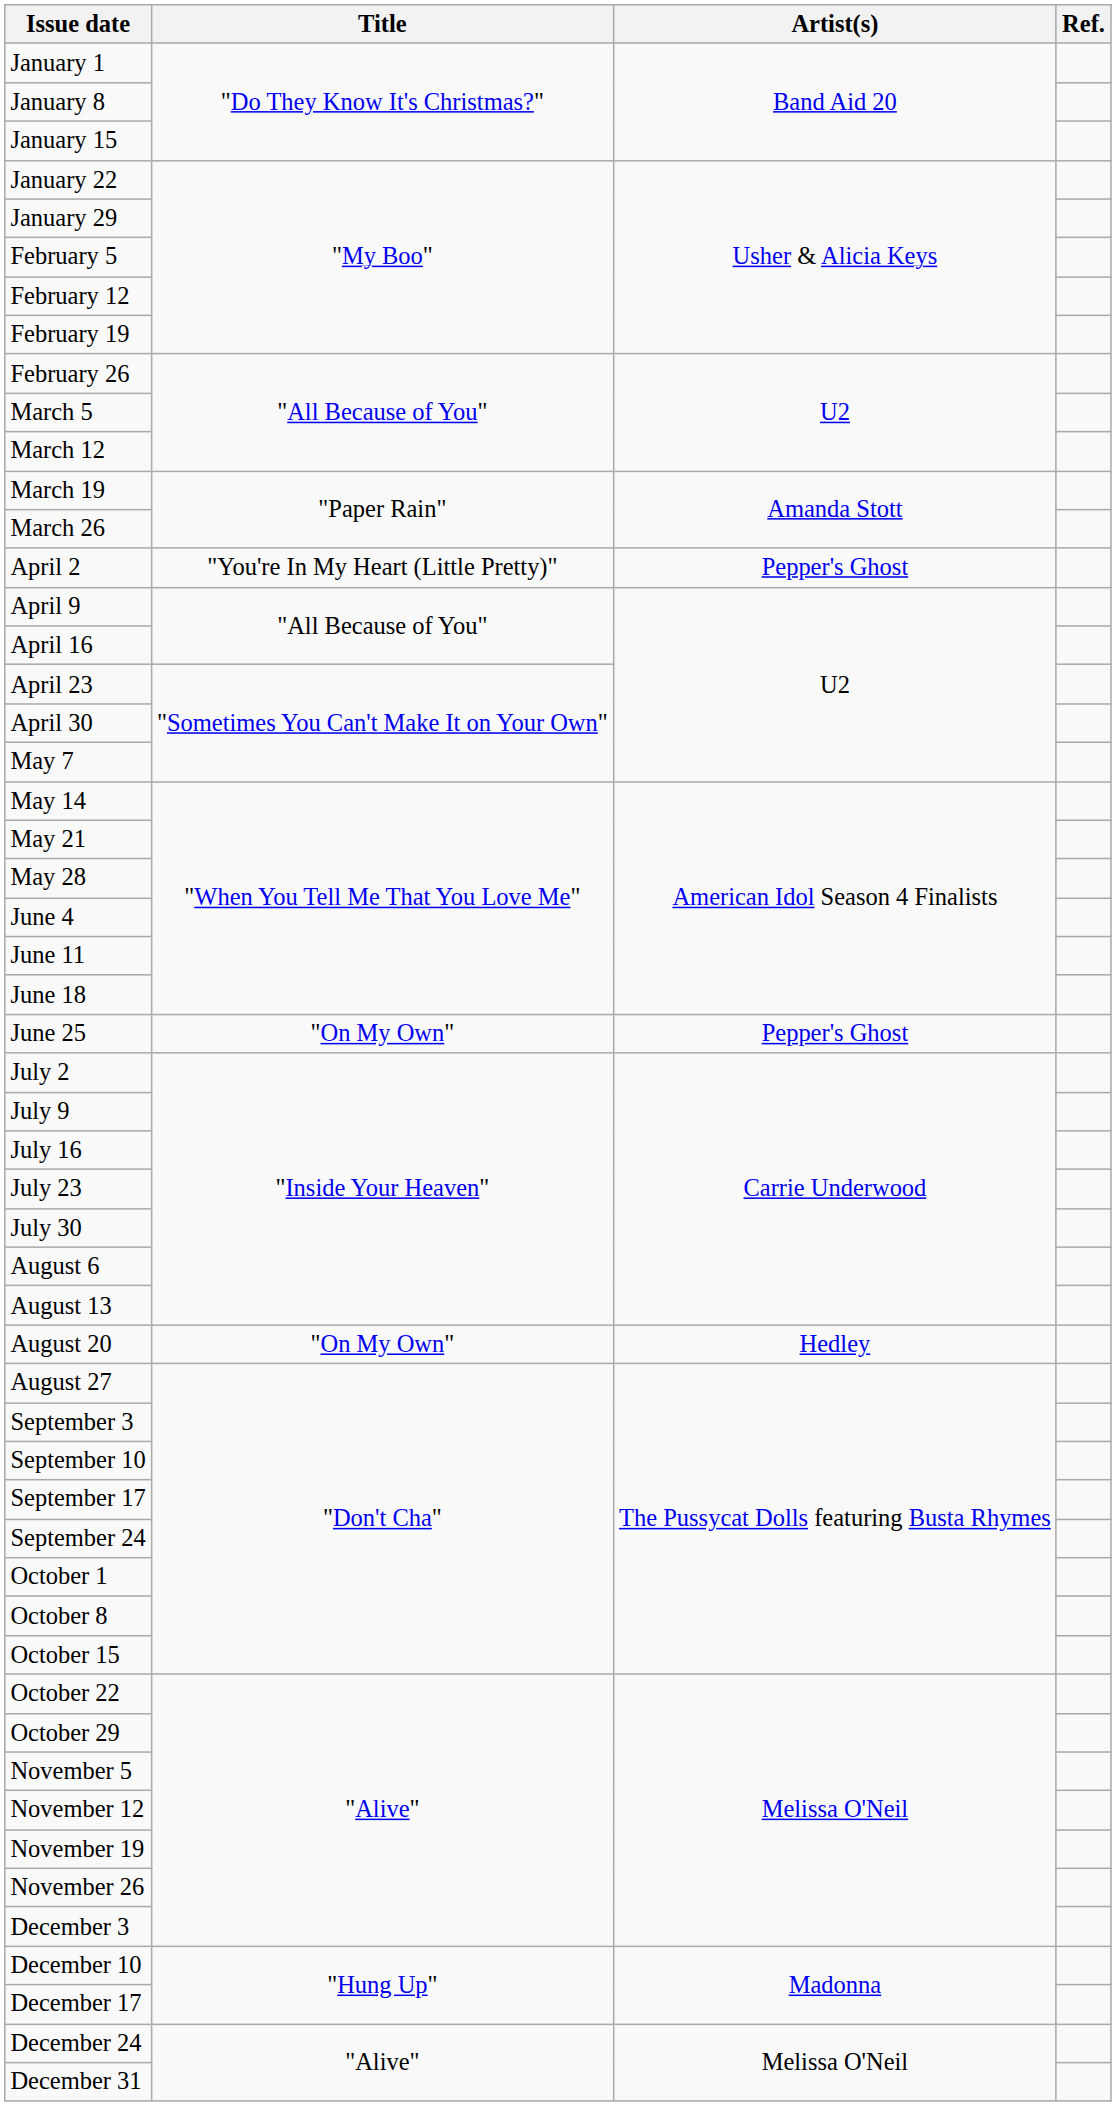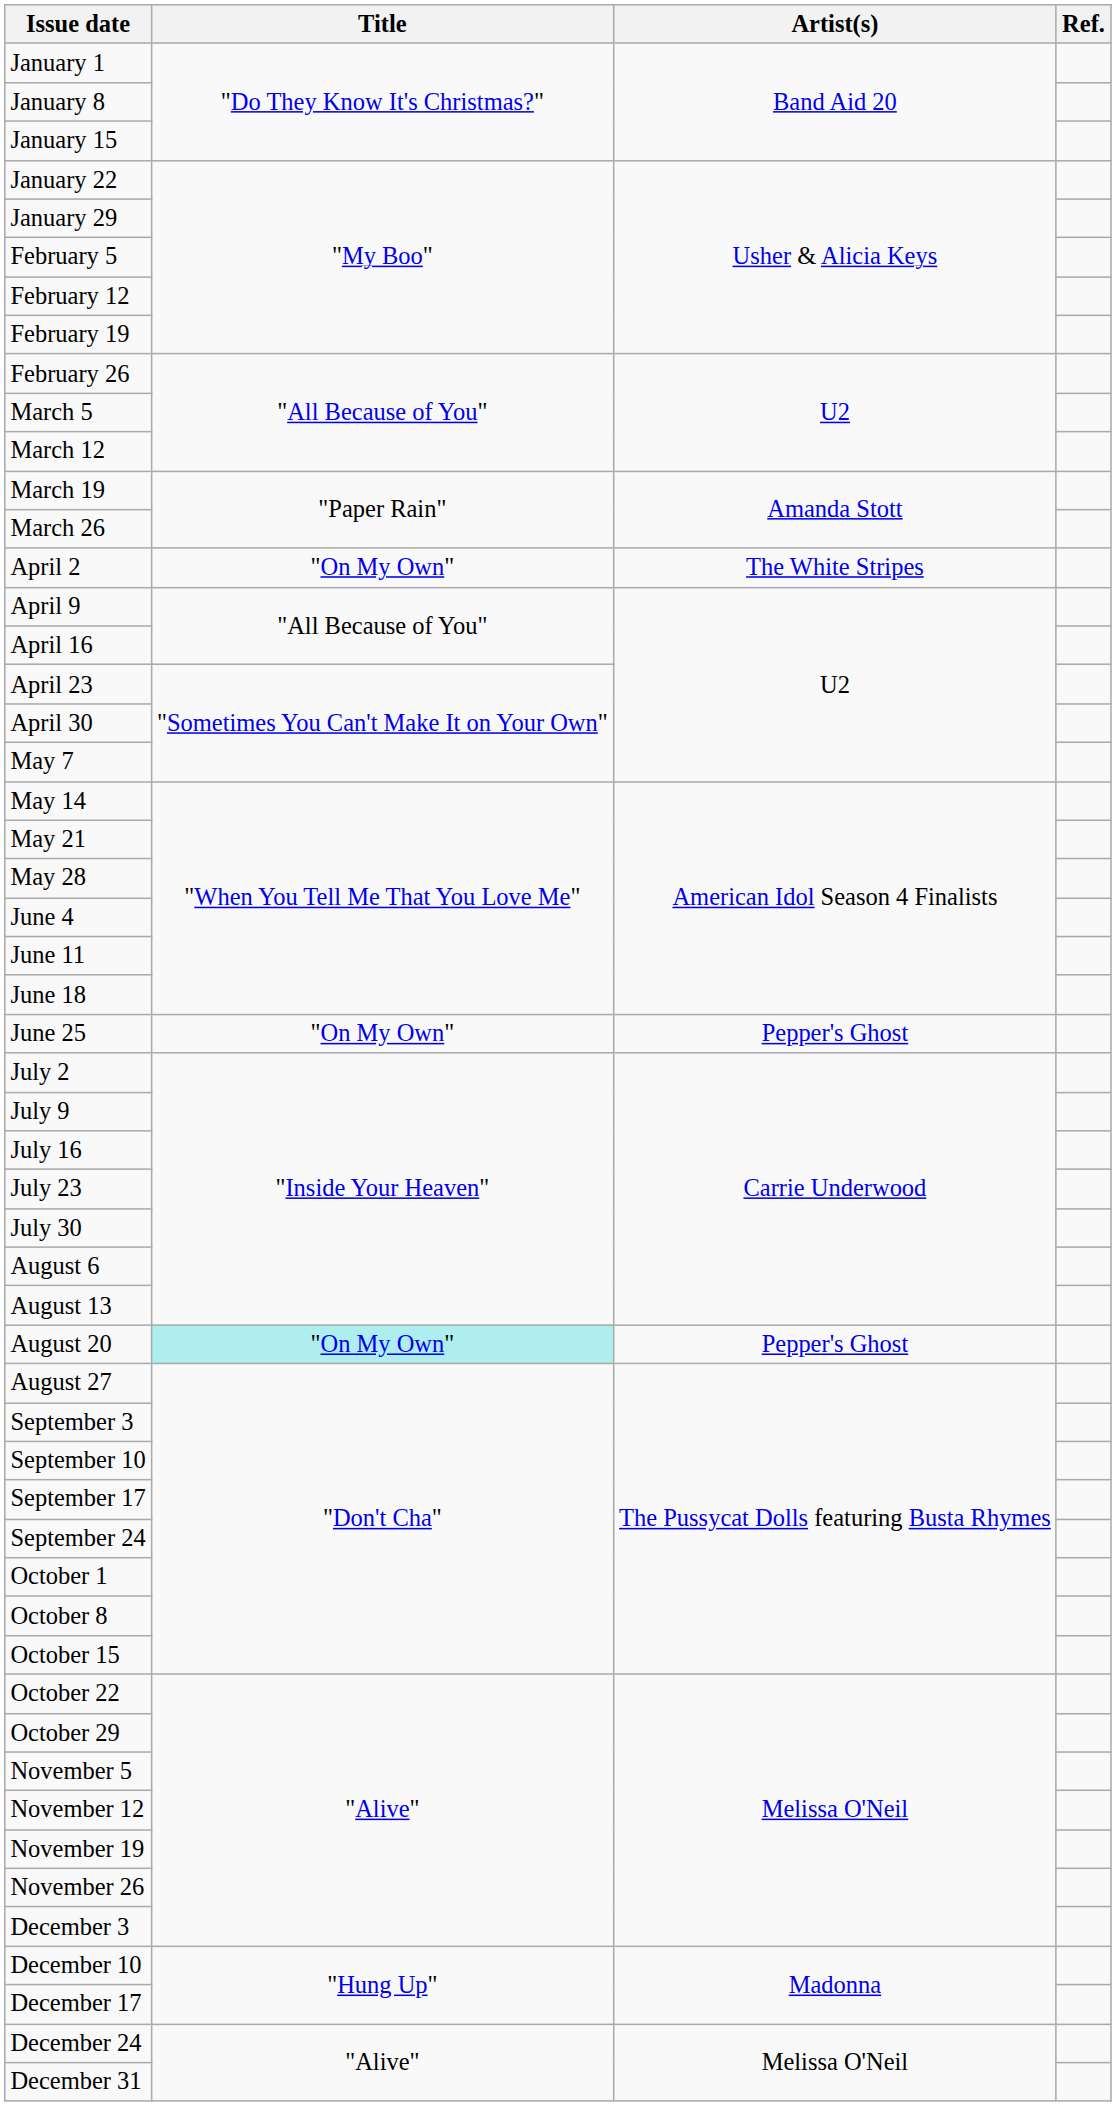(382, 567) "You're In My Heart (Little Pretty)" -> (382, 567) "On My Own"
(835, 567) Pepper's Ghost -> (835, 567) The White Stripes
(382, 1343) no background -> (382, 1343) paleturquoise background
(835, 1343) Hedley -> (835, 1343) Pepper's Ghost
